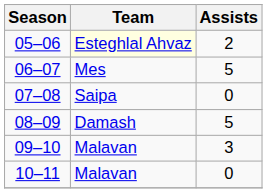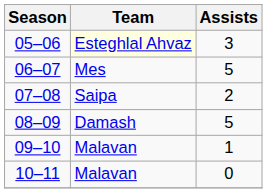(229, 43) 2 -> (229, 43) 3
(229, 95) 0 -> (229, 95) 2
(229, 148) 3 -> (229, 148) 1
